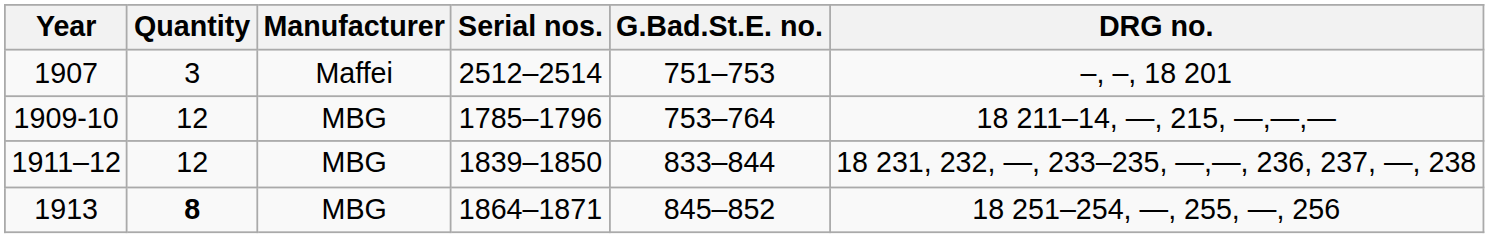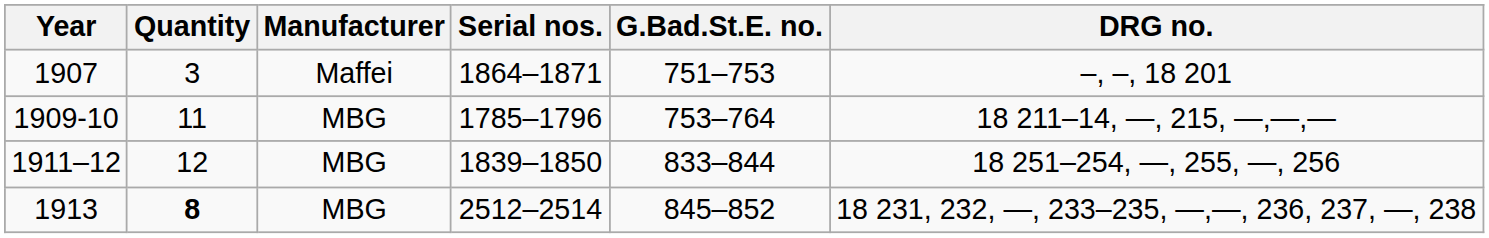(530, 72) 2512–2514 -> (530, 72) 1864–1871
(192, 118) 12 -> (192, 118) 11
(1156, 163) 18 231, 232, —, 233–235, —,—, 236, 237, —, 238 -> (1156, 163) 18 251–254, —, 255, —, 256
(530, 208) 1864–1871 -> (530, 208) 2512–2514
(1156, 208) 18 251–254, —, 255, —, 256 -> (1156, 208) 18 231, 232, —, 233–235, —,—, 236, 237, —, 238
